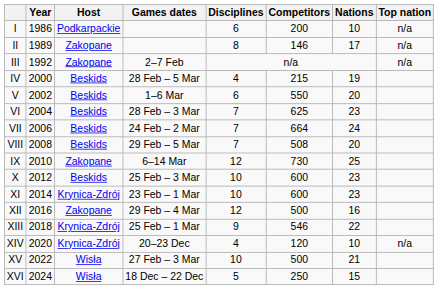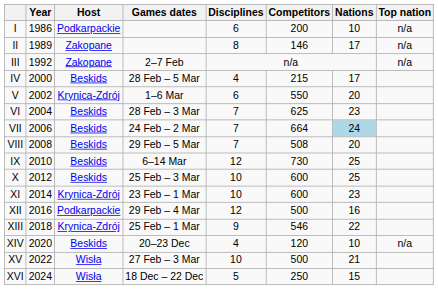(354, 78) 19 -> (354, 78) 17
(89, 95) Beskids -> (89, 95) Krynica-Zdrój
(354, 128) no background -> (354, 128) lightblue background
(89, 161) Zakopane -> (89, 161) Beskids
(354, 177) 23 -> (354, 177) 25
(89, 210) Zakopane -> (89, 210) Podkarpackie
(89, 243) Krynica-Zdrój -> (89, 243) Beskids
